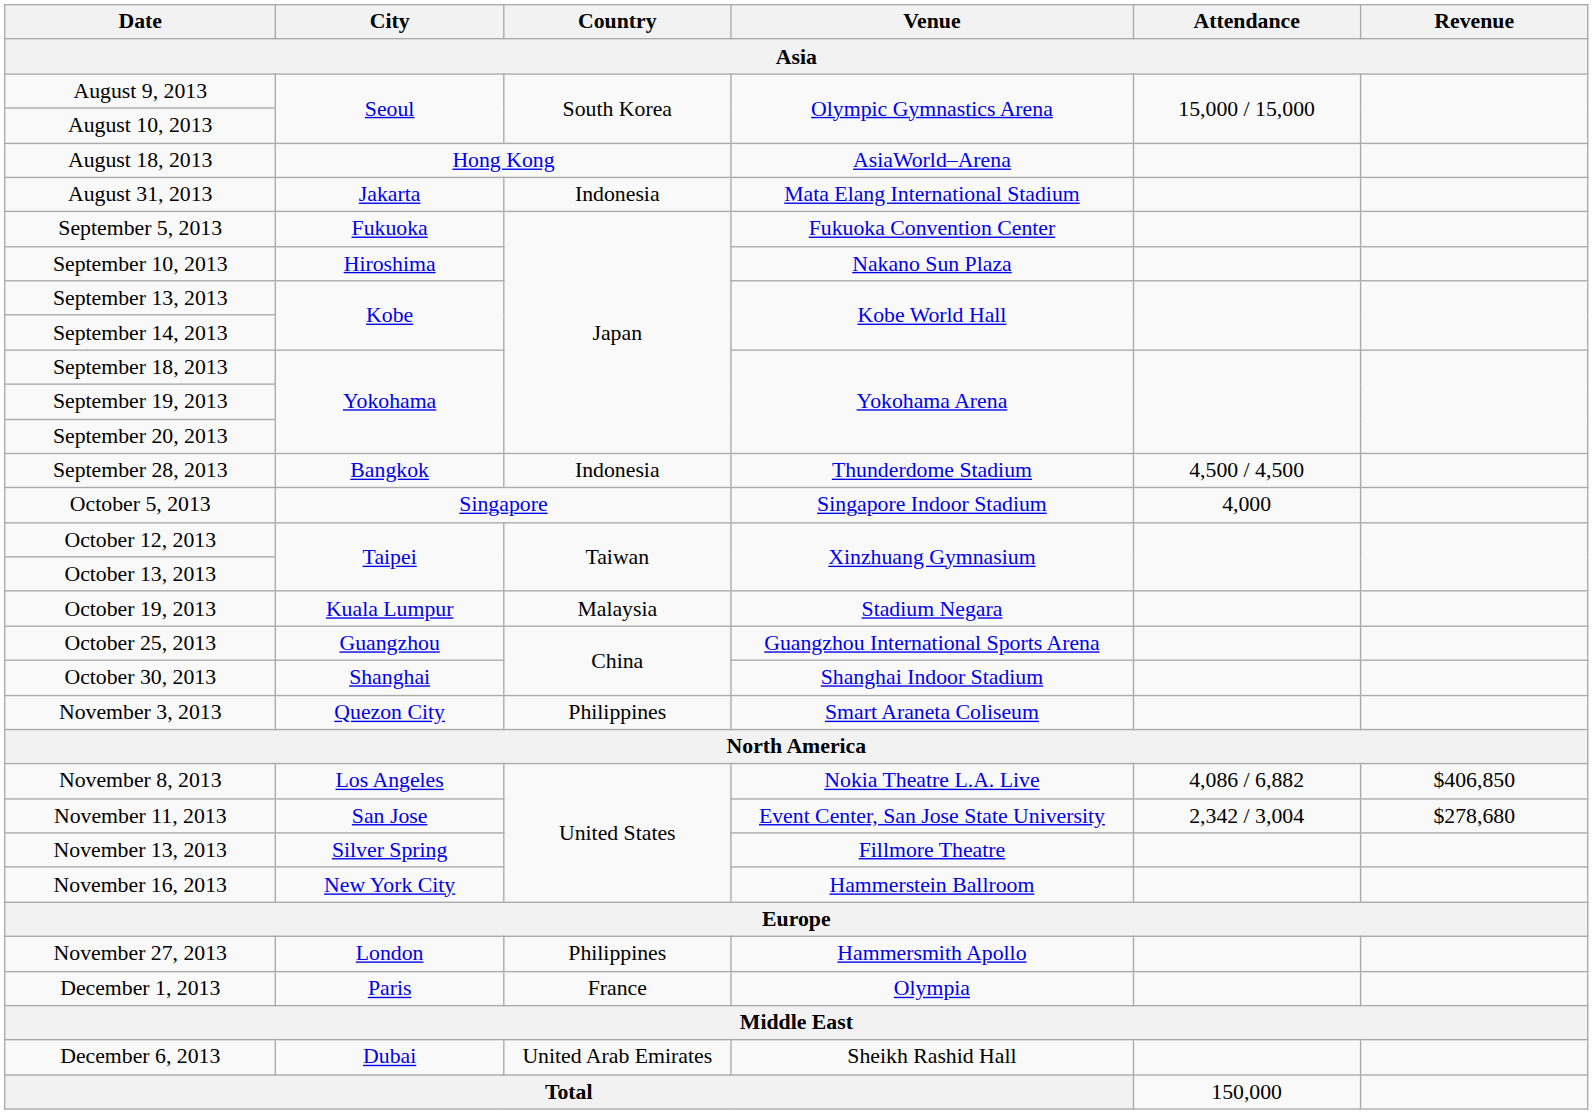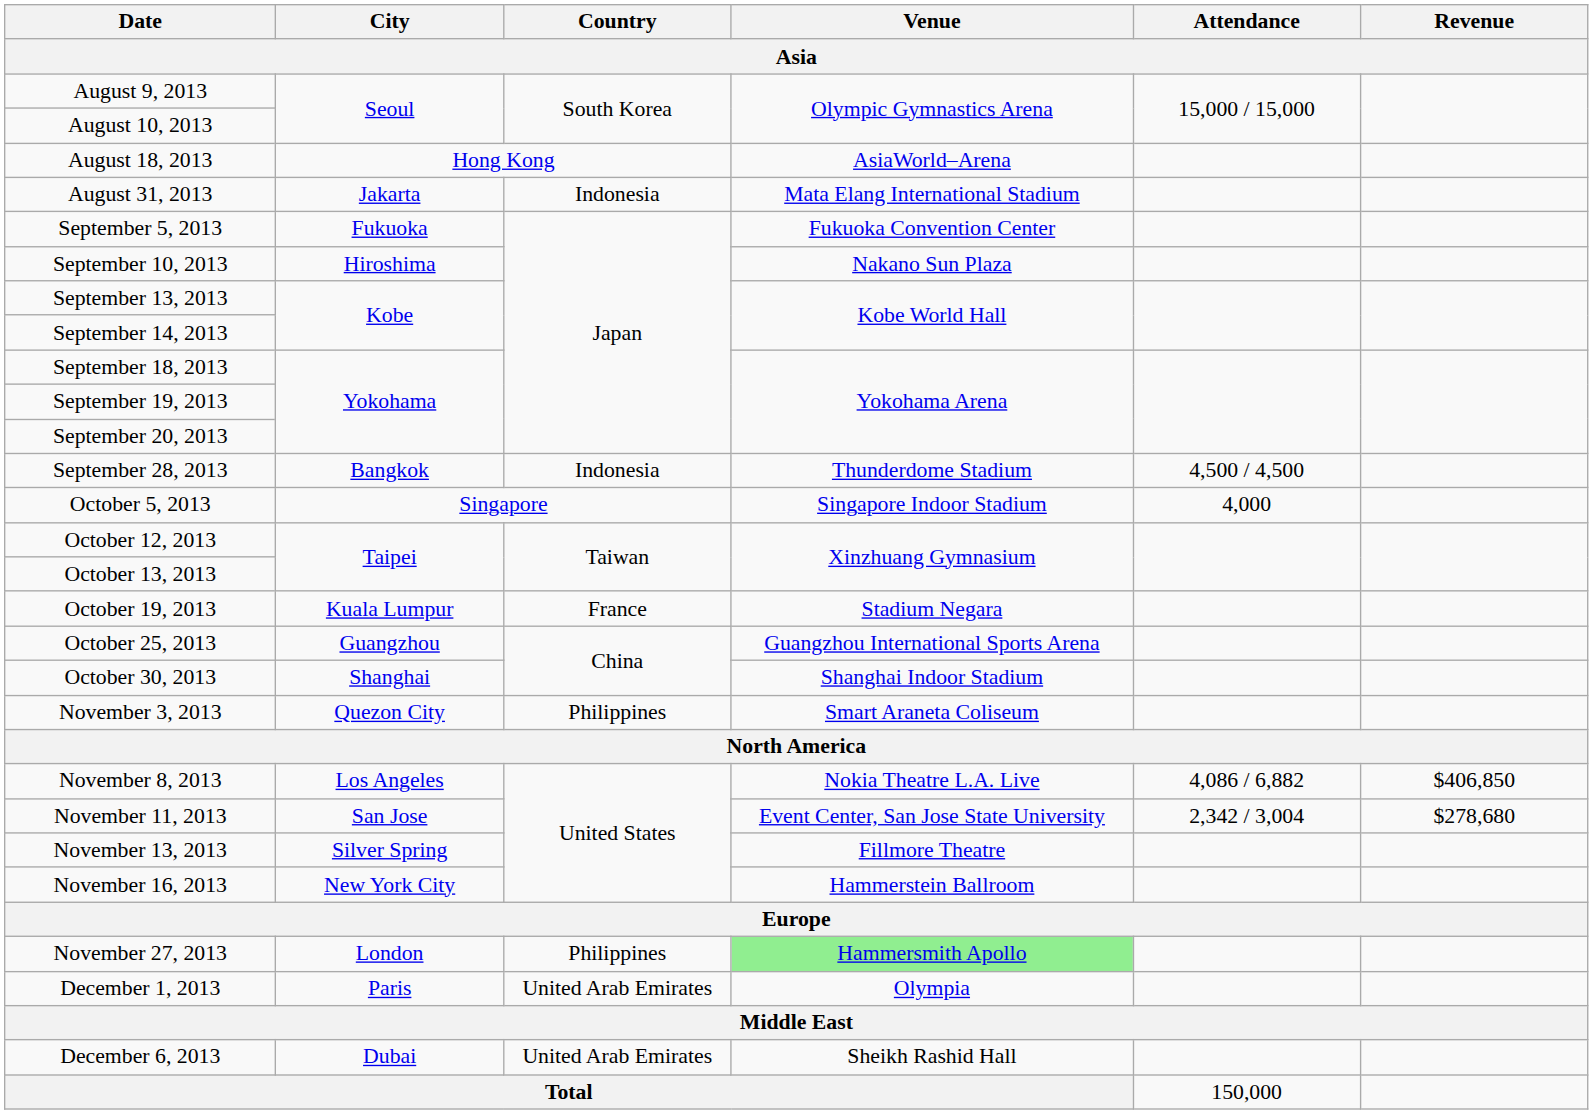(617, 608) Malaysia -> (617, 608) France
(932, 953) no background -> (932, 953) lightgreen background
(617, 988) France -> (617, 988) United Arab Emirates
